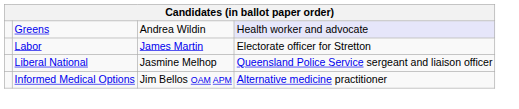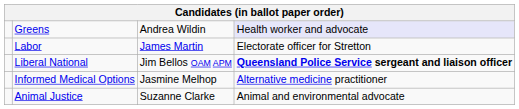(178, 63) Jasmine Melhop -> (186, 63) Jim Bellos OAM APM
(365, 63) normal -> (374, 63) bold
(186, 79) Jim Bellos OAM APM -> (178, 79) Jasmine Melhop
+ row: (49, 96)
